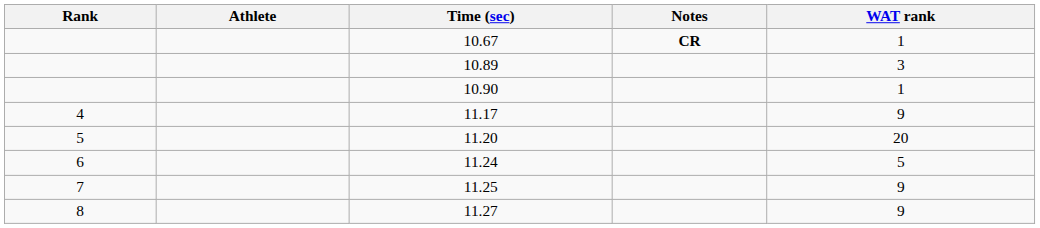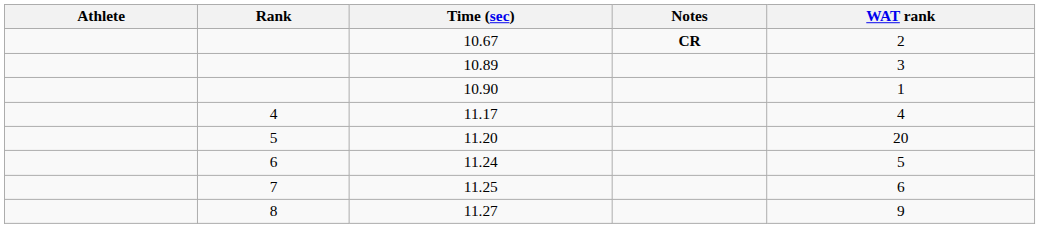columns swapped: (80, 16) <-> (253, 16)
(901, 41) 1 -> (901, 41) 2
(901, 114) 9 -> (901, 114) 4
(901, 187) 9 -> (901, 187) 6
